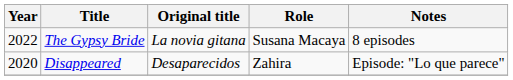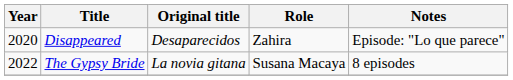rows swapped: (83, 63) <-> (95, 39)
